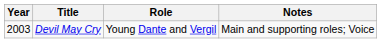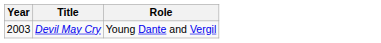- column: (298, 12)
